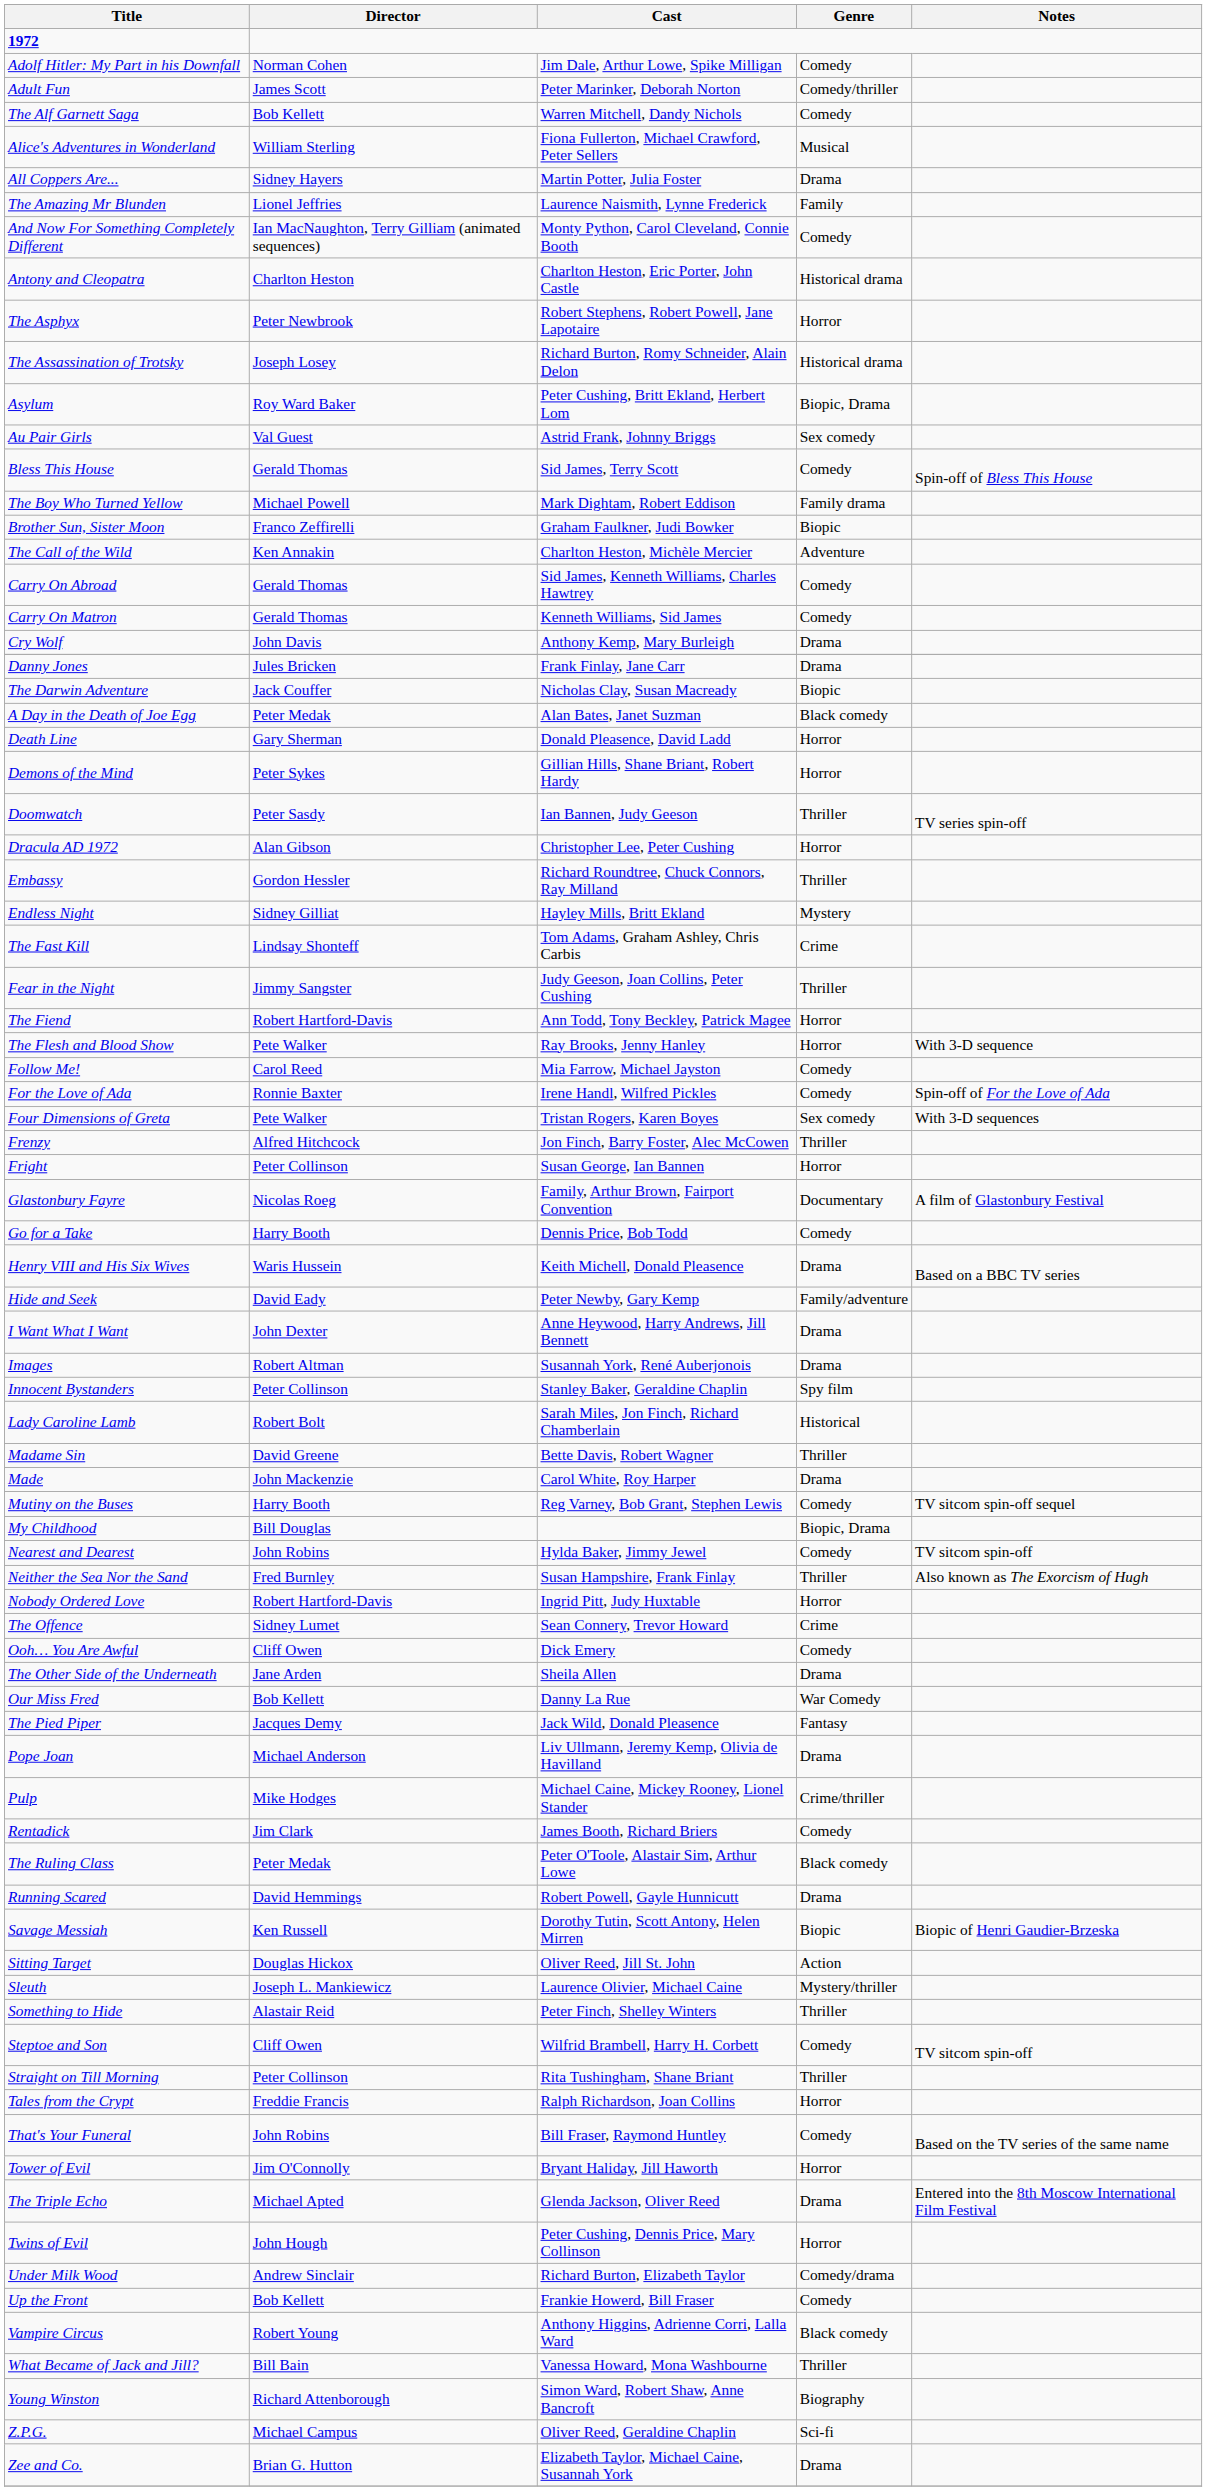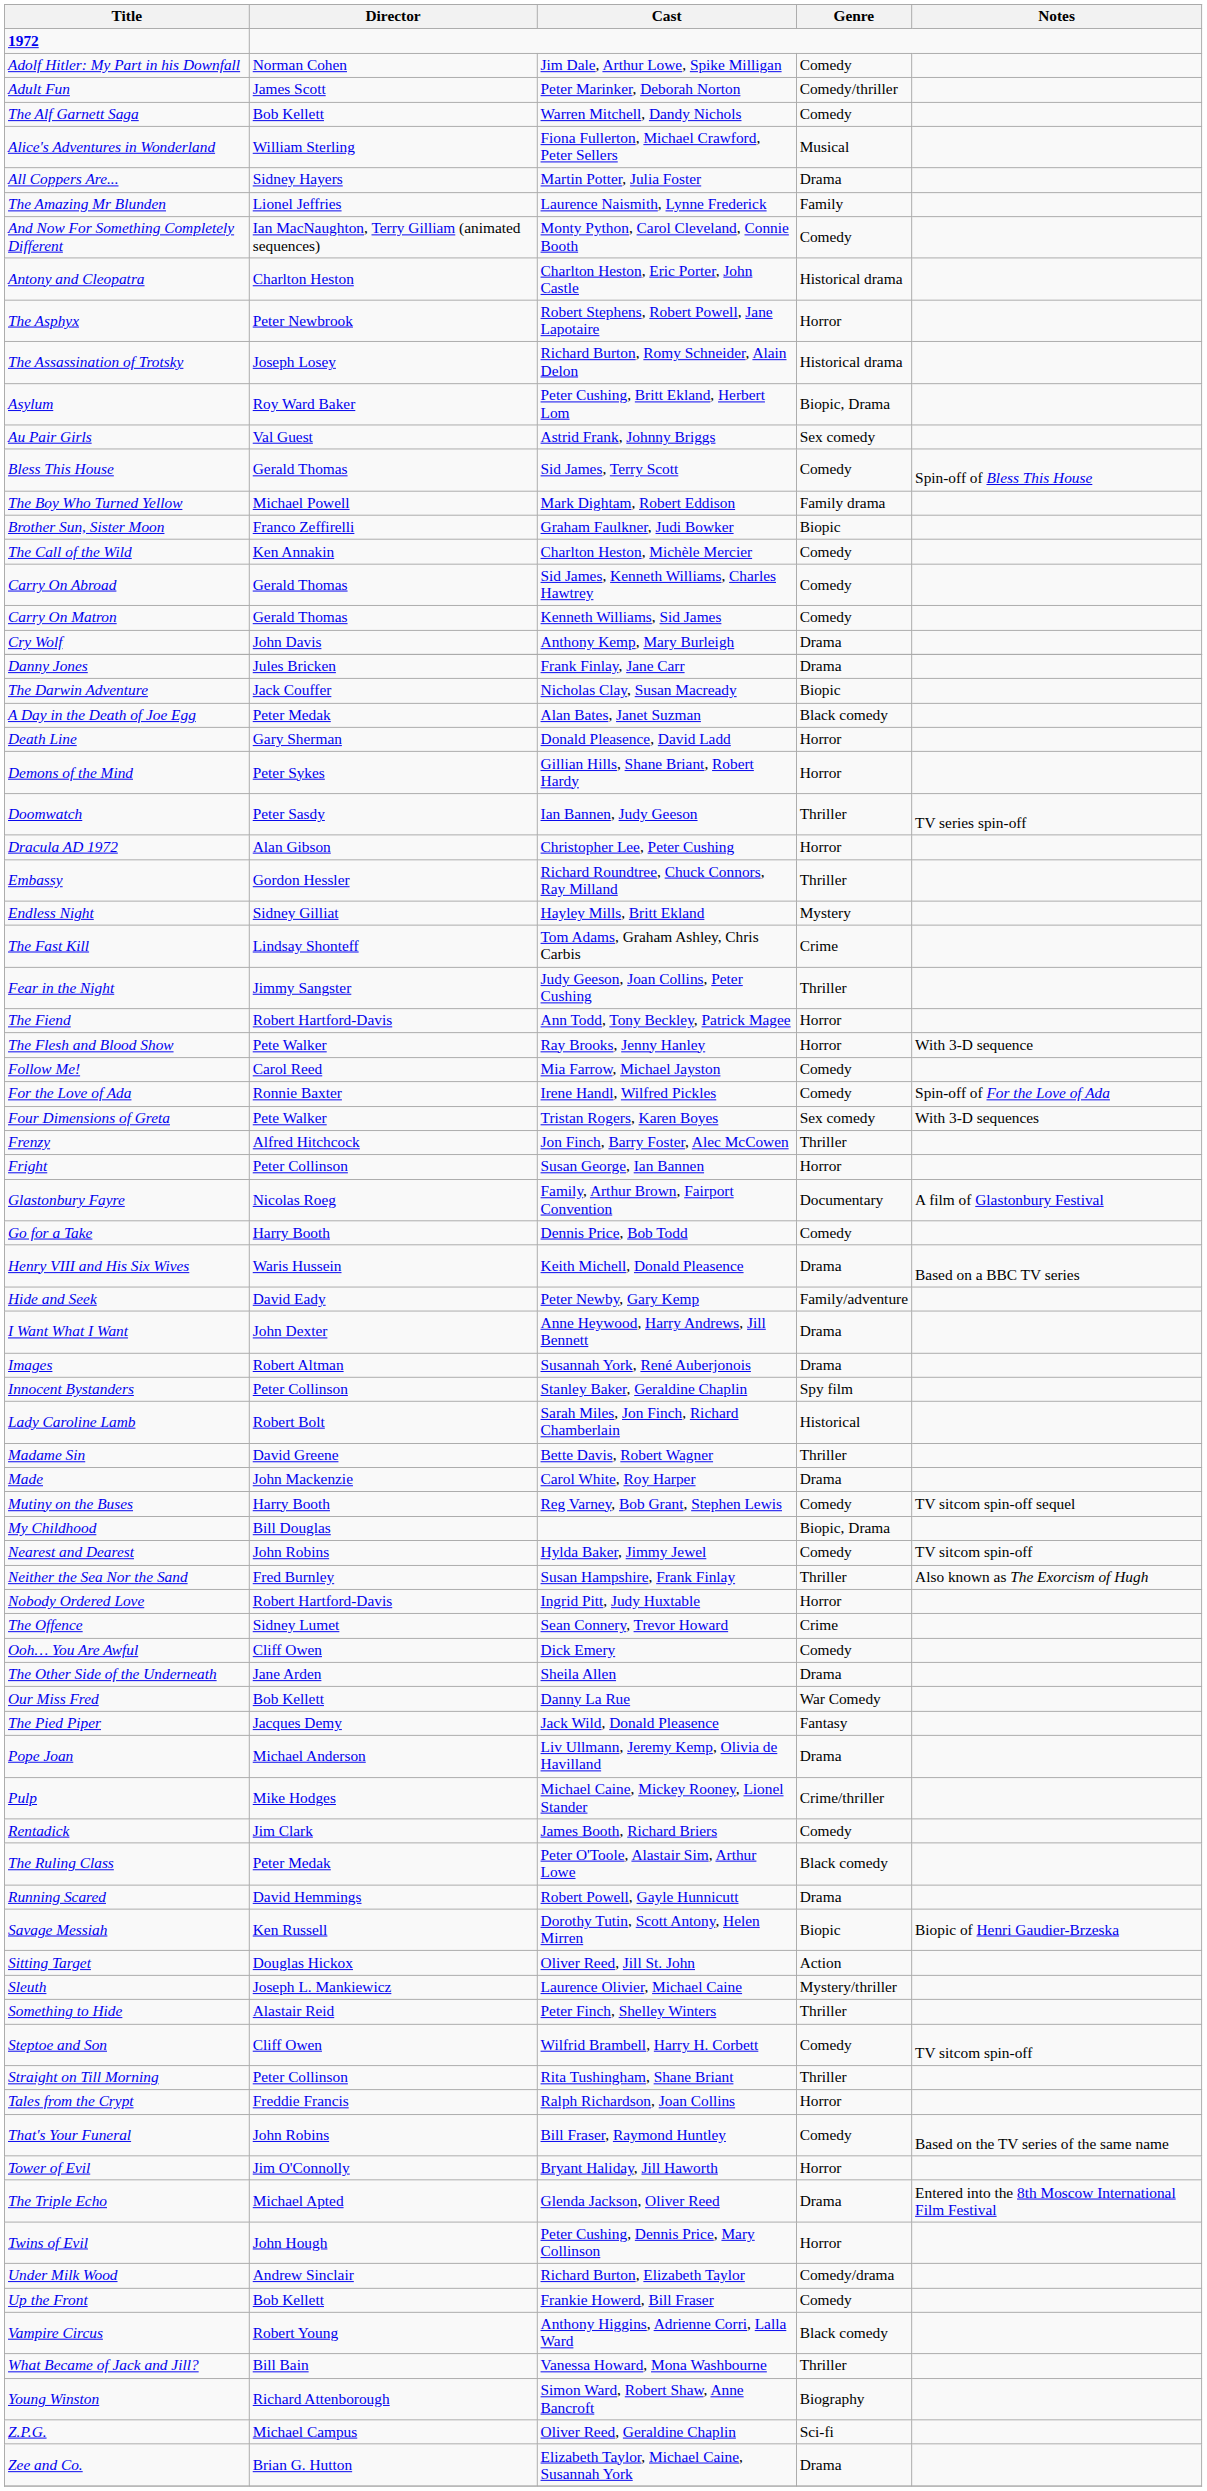(832, 551) Adventure -> (826, 551) Comedy
